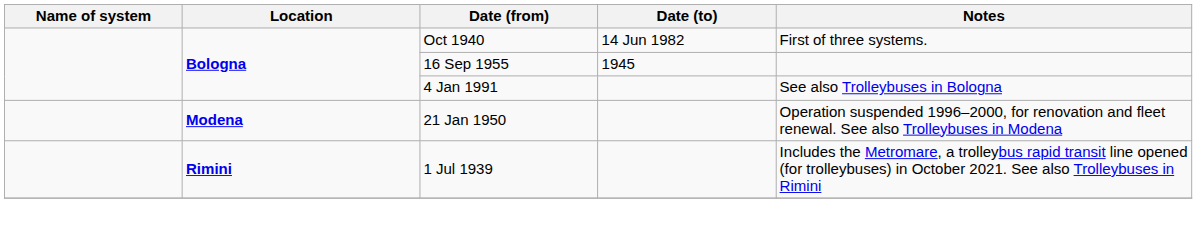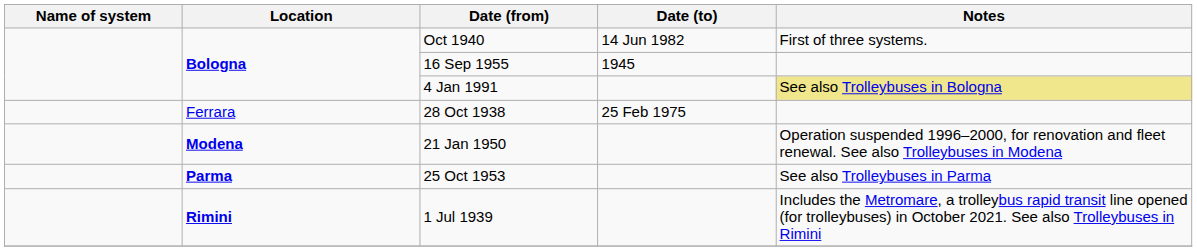(891, 87) no background -> (891, 87) khaki background
+ row: (464, 111)
+ row: (464, 176)
